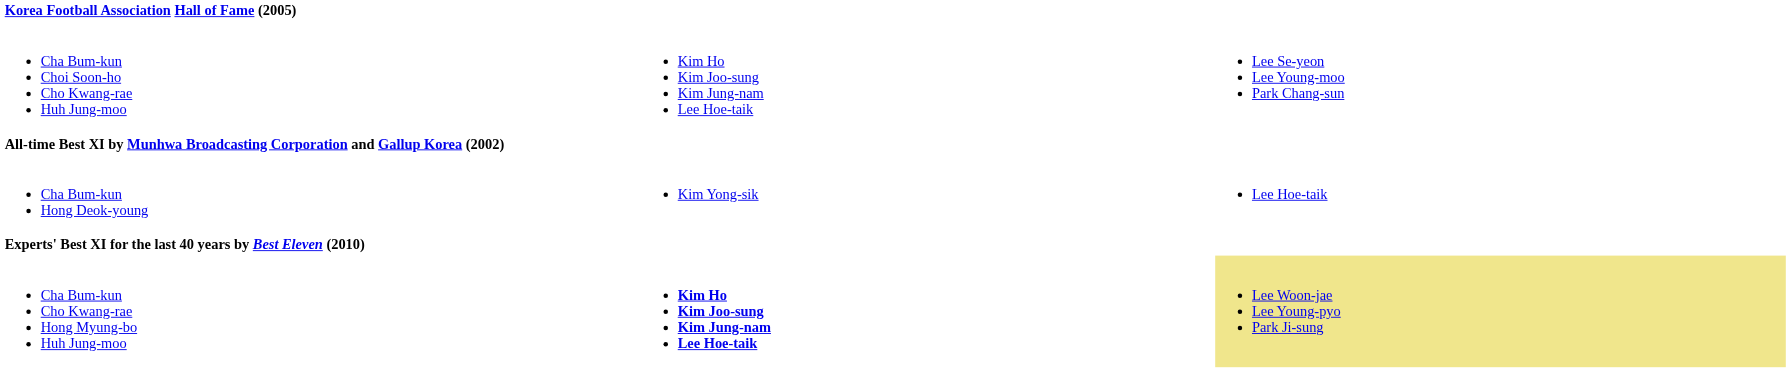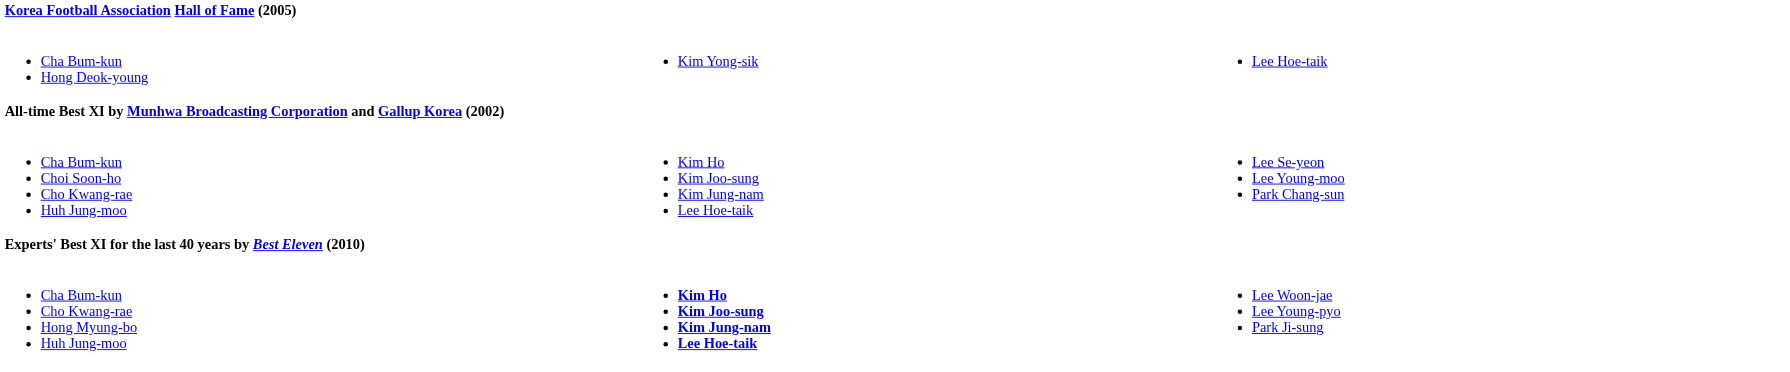rows swapped: (321, 202) <-> (321, 85)
(1500, 311) khaki background -> (1500, 311) no background
